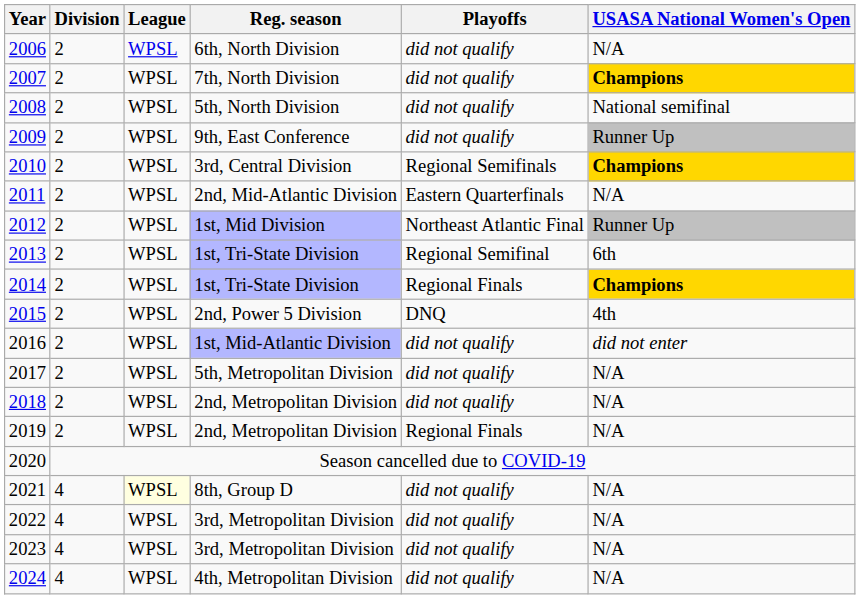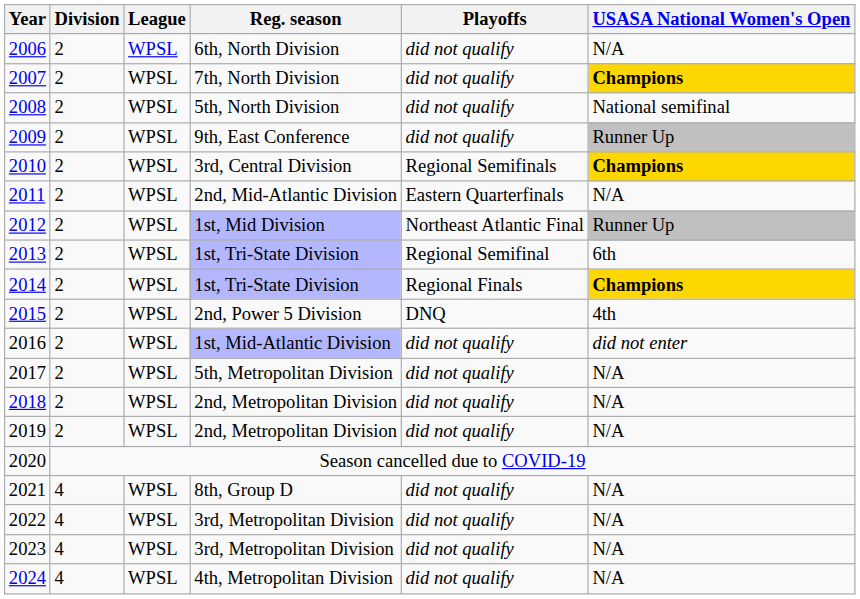(464, 431) Regional Finals -> (460, 431) did not qualify
(153, 490) lightyellow background -> (153, 490) no background
